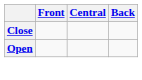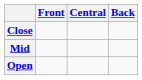+ row: (20, 48)
